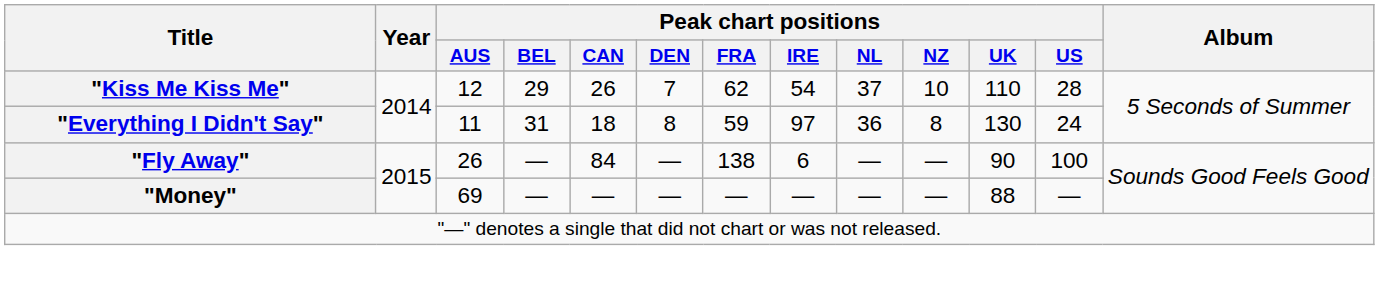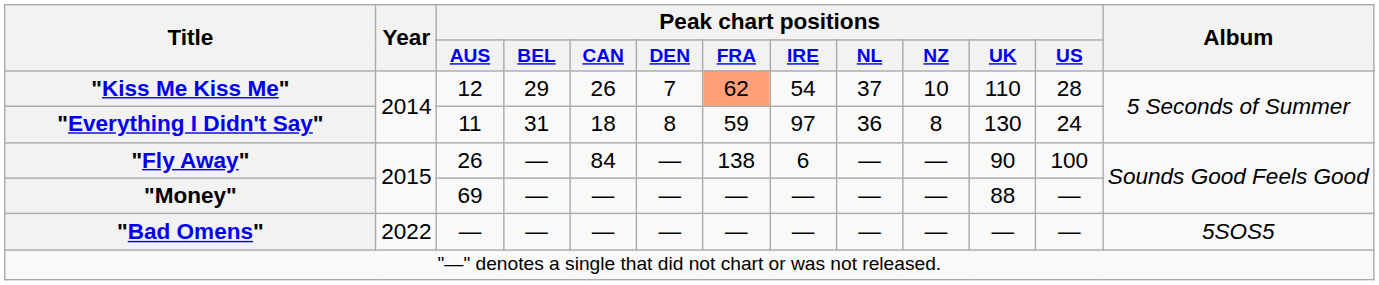(736, 88) no background -> (736, 88) lightsalmon background
+ row: (190, 231)
